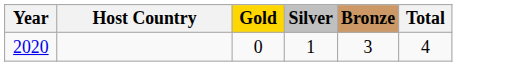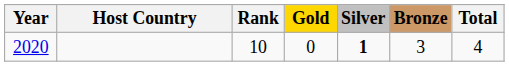+ column: (258, 18)
(311, 46) normal -> (363, 46) bold
